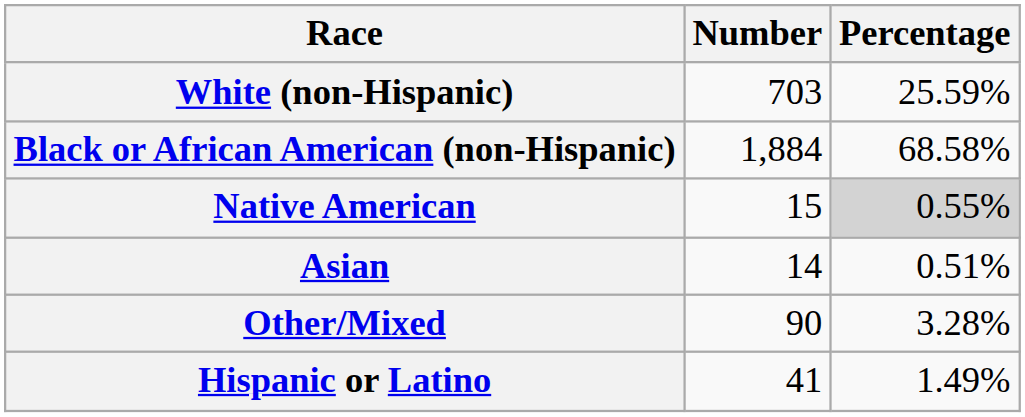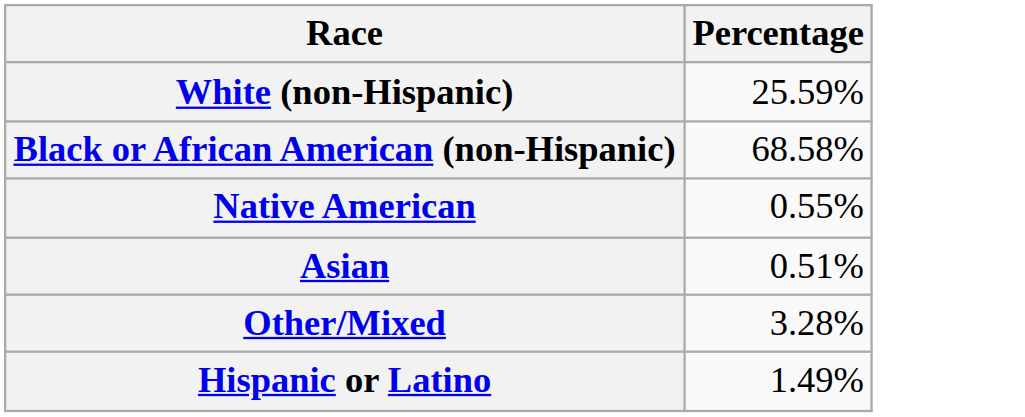- column: (757, 33)
(963, 206) lightgrey background -> (817, 206) no background
